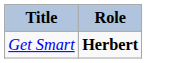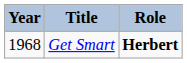+ column: (25, 18)
